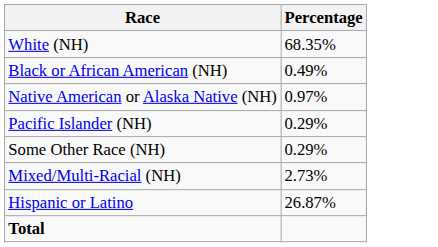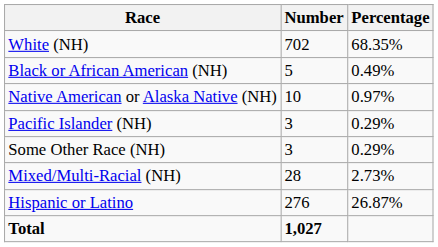+ column: (314, 17)
